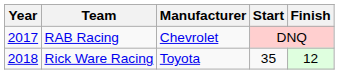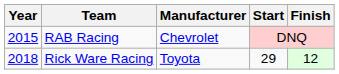(23, 37) 2017 -> (23, 37) 2015
(268, 59) 35 -> (268, 59) 29
